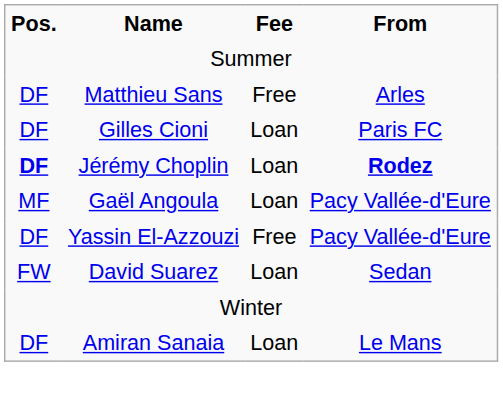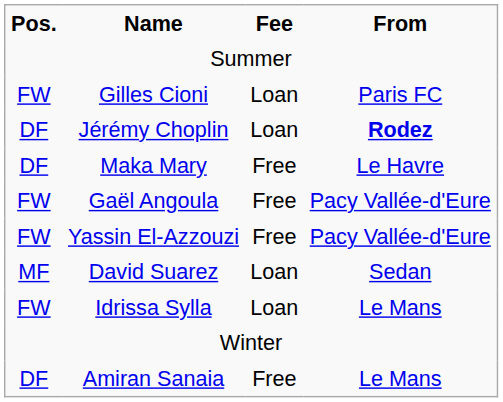- row: (153, 94)
(34, 130) DF -> (34, 94) FW
(34, 165) bold -> (34, 130) normal
+ row: (154, 165)
(34, 201) MF -> (34, 201) FW
(274, 201) Loan -> (274, 201) Free
(34, 236) DF -> (34, 236) FW
(34, 272) FW -> (34, 272) MF
+ row: (153, 307)
(274, 343) Loan -> (274, 378) Free
